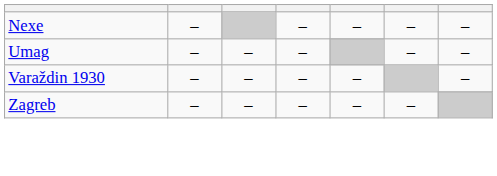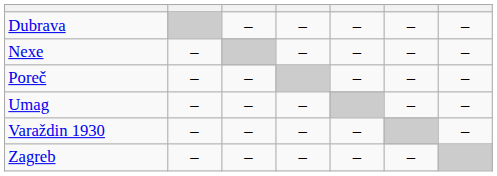+ row: (37, 25)
+ row: (27, 78)
